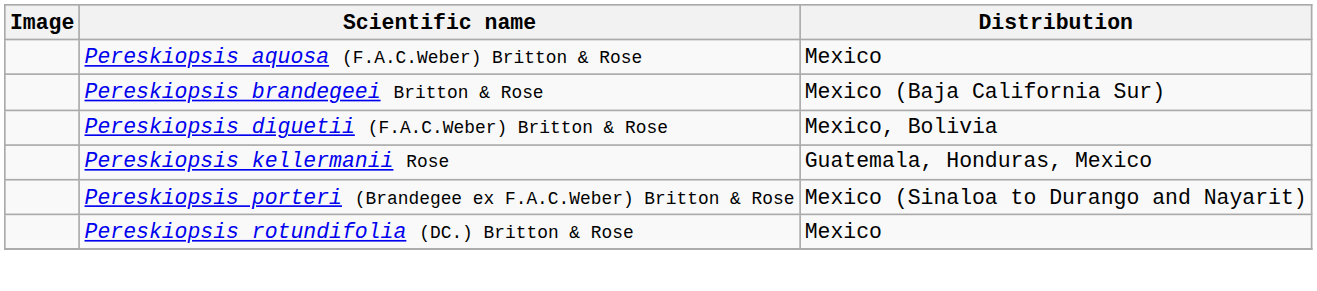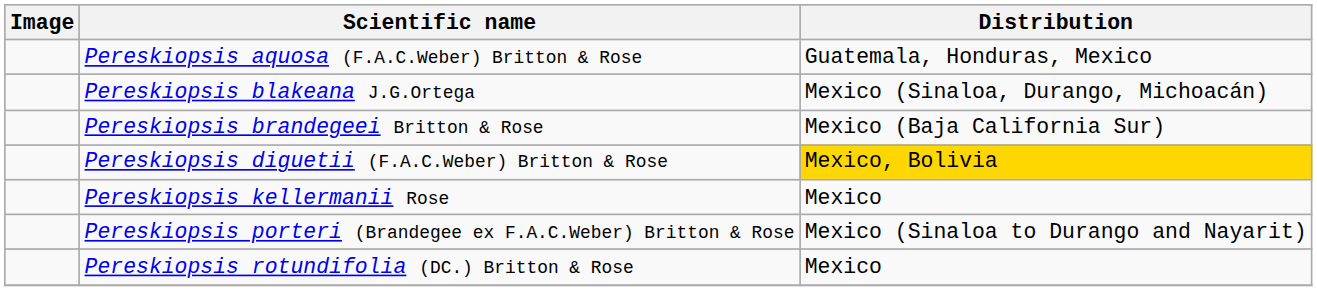(843, 57) Mexico -> (978, 57) Guatemala, Honduras, Mexico
+ row: (280, 92)
(901, 127) no background -> (901, 162) gold background
(978, 162) Guatemala, Honduras, Mexico -> (843, 197) Mexico
